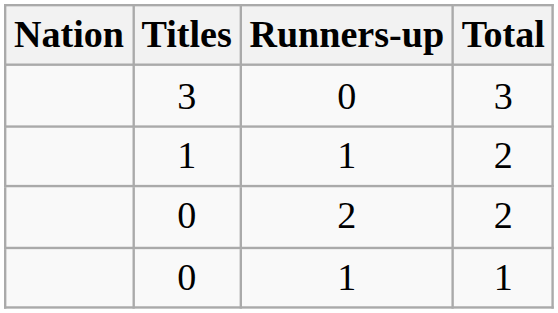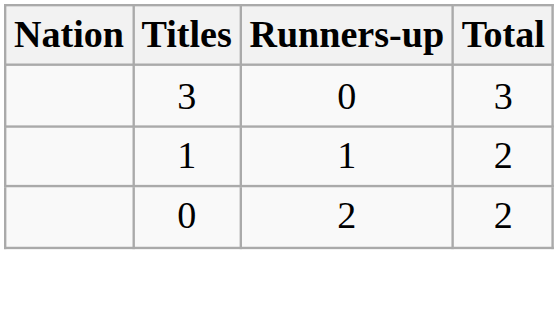- row: (187, 276)
